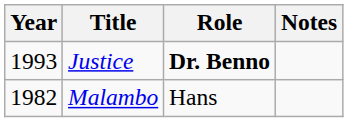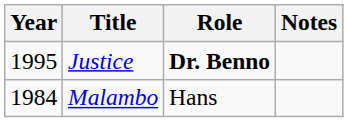(34, 60) 1993 -> (34, 60) 1995
(34, 97) 1982 -> (34, 97) 1984
